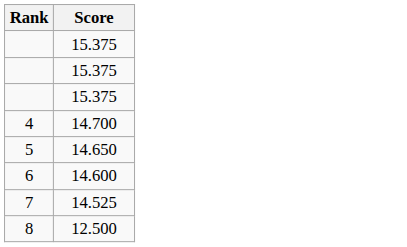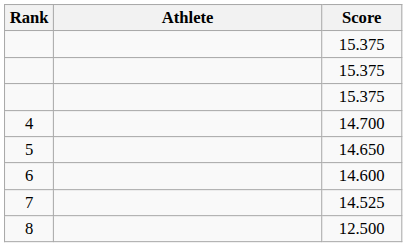+ column: (188, 17)
